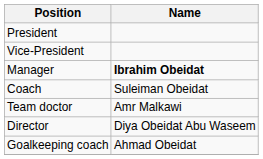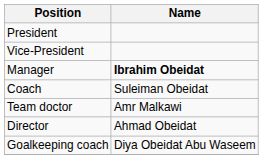(185, 126) Diya Obeidat Abu Waseem -> (155, 126) Ahmad Obeidat
(155, 145) Ahmad Obeidat -> (185, 145) Diya Obeidat Abu Waseem
